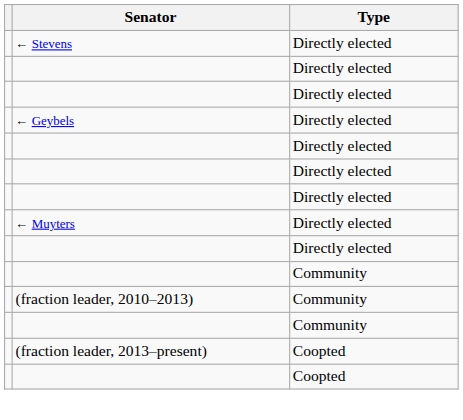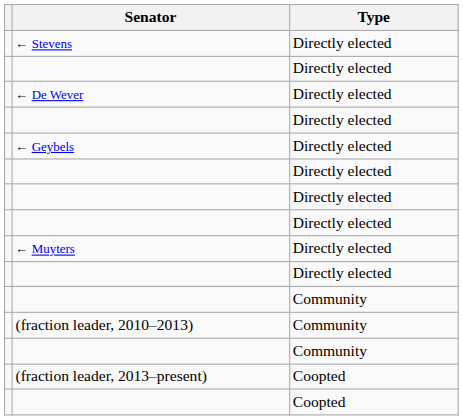+ row: (49, 95)
